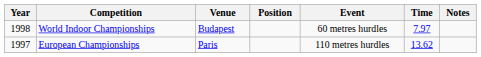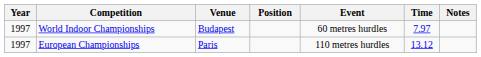(20, 29) 1998 -> (20, 29) 1997
(422, 45) 13.62 -> (422, 45) 13.12
